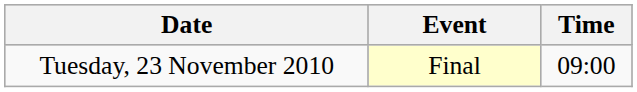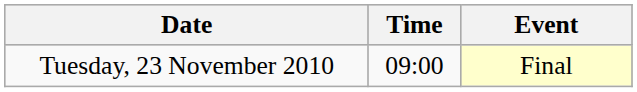columns swapped: (586, 24) <-> (454, 24)
